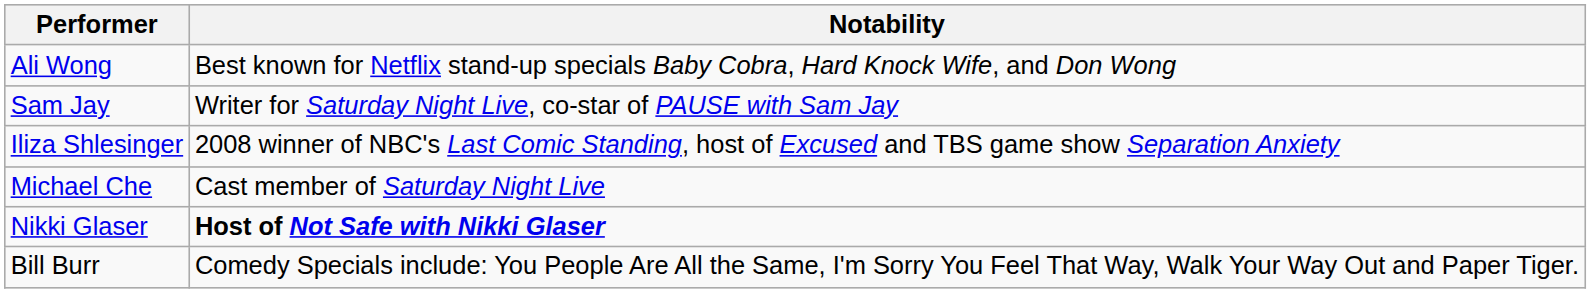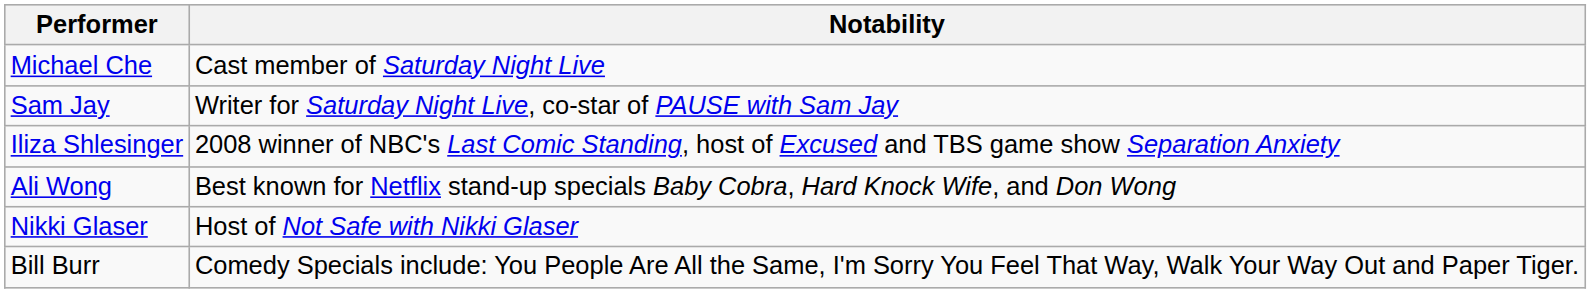rows swapped: (81, 186) <-> (61, 65)
(400, 226) bold -> (386, 226) normal
